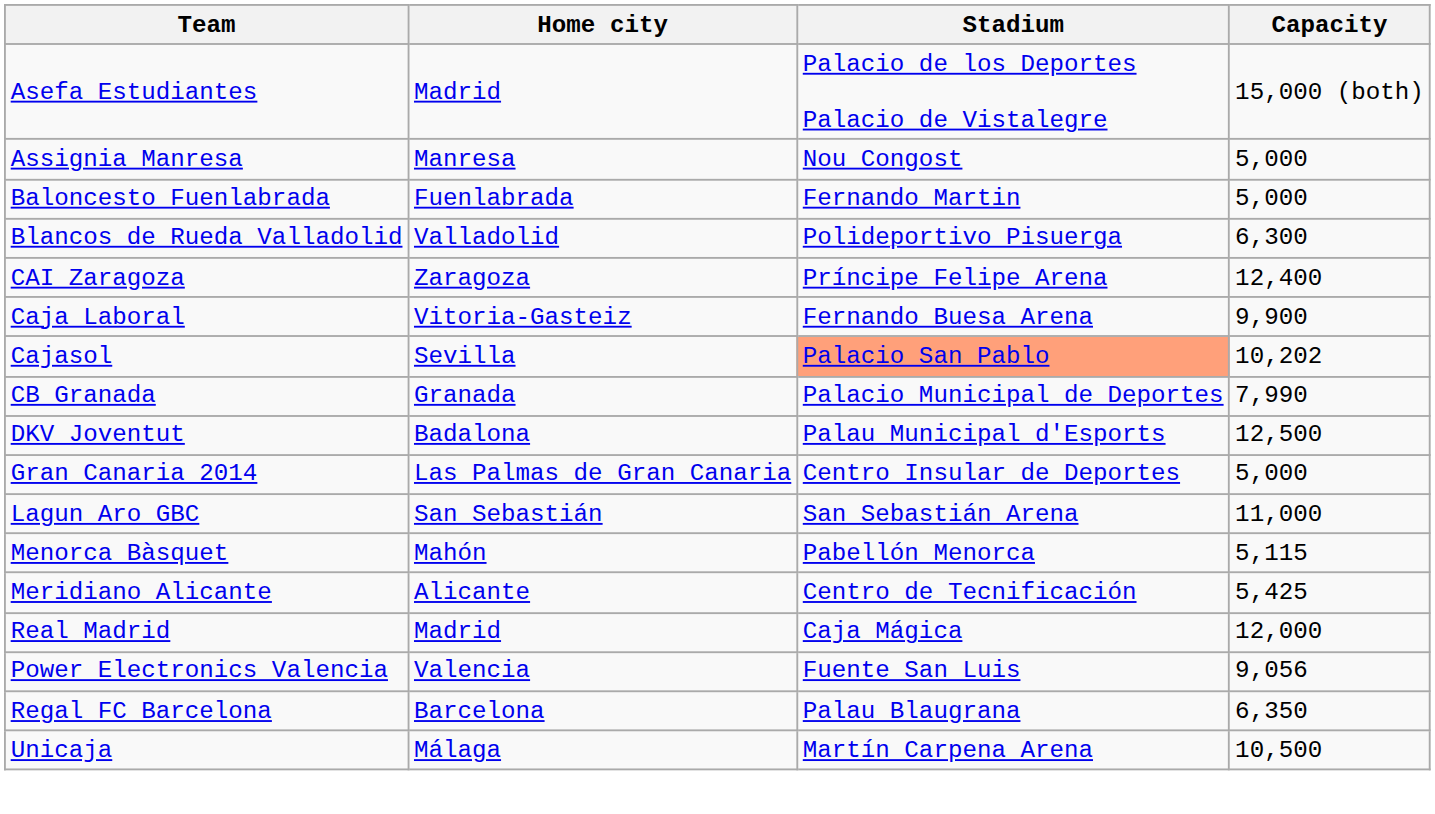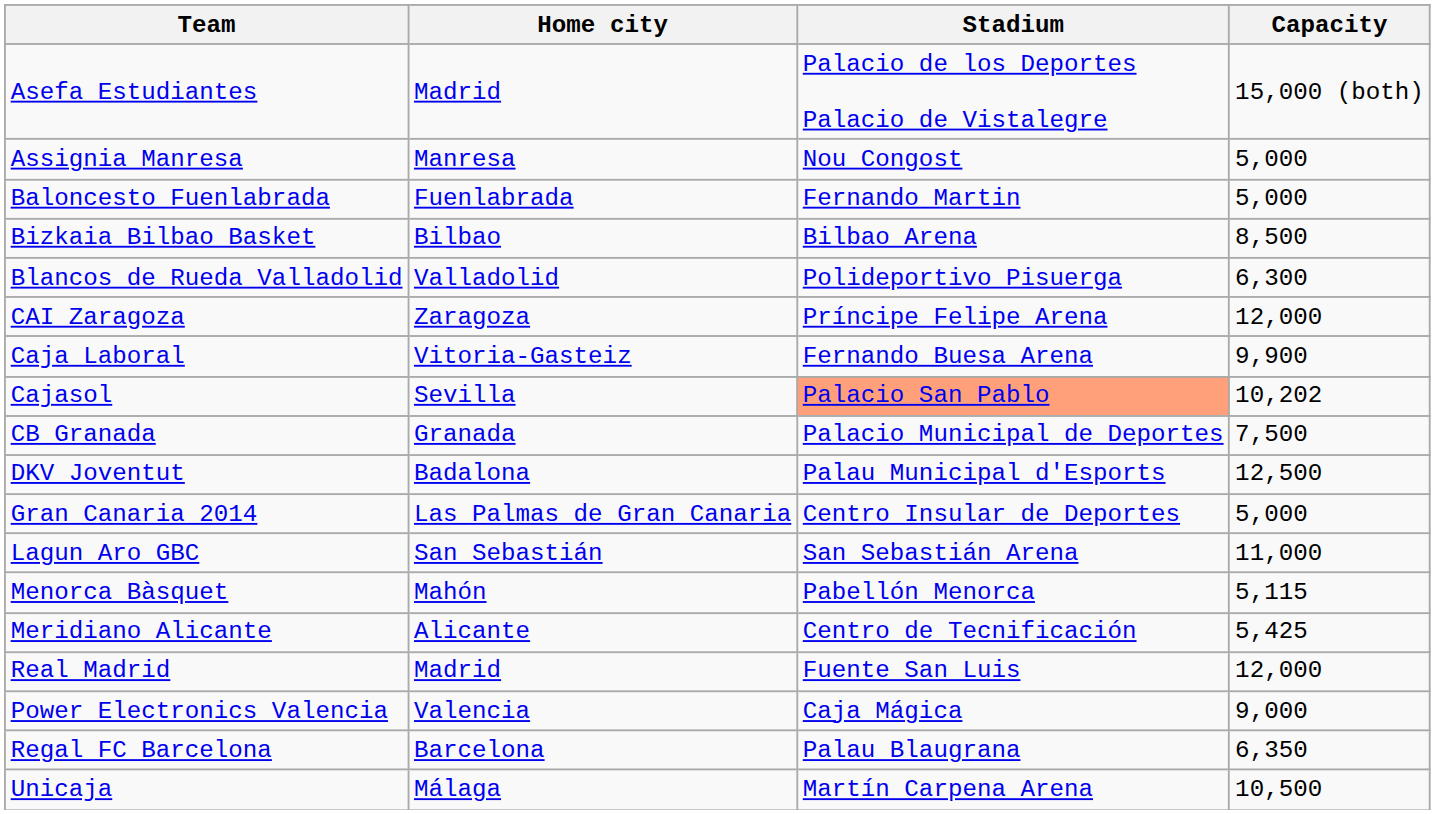+ row: (163, 238)
(1279, 277) 12,400 -> (1279, 317) 12,000
(1271, 396) 7,990 -> (1271, 435) 7,500
(883, 632) Caja Mágica -> (912, 672) Fuente San Luis
(912, 672) Fuente San Luis -> (883, 711) Caja Mágica
(1271, 672) 9,056 -> (1271, 711) 9,000
